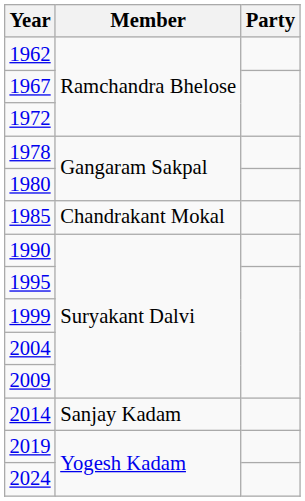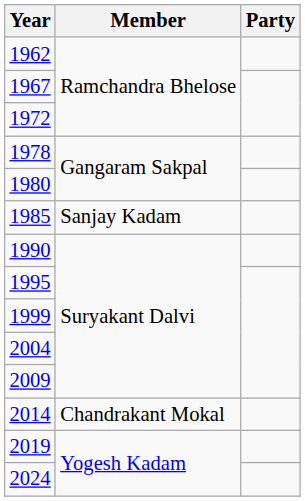(142, 217) Chandrakant Mokal -> (121, 217) Sanjay Kadam
(121, 413) Sanjay Kadam -> (142, 413) Chandrakant Mokal
